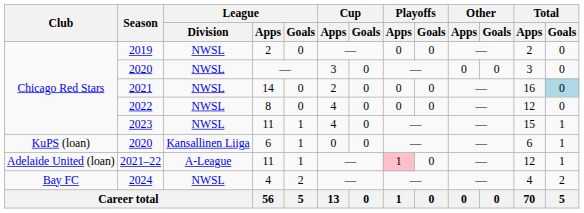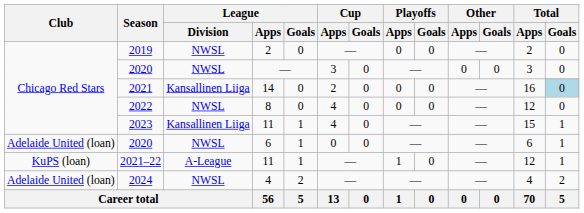(208, 87) NWSL -> (208, 87) Kansallinen Liiga
(208, 124) NWSL -> (208, 124) Kansallinen Liiga
(61, 143) KuPS (loan) -> (61, 143) Adelaide United (loan)
(208, 143) Kansallinen Liiga -> (208, 143) NWSL
(61, 161) Adelaide United (loan) -> (61, 161) KuPS (loan)
(399, 161) pink background -> (399, 161) no background
(61, 180) Bay FC -> (61, 180) Adelaide United (loan)
